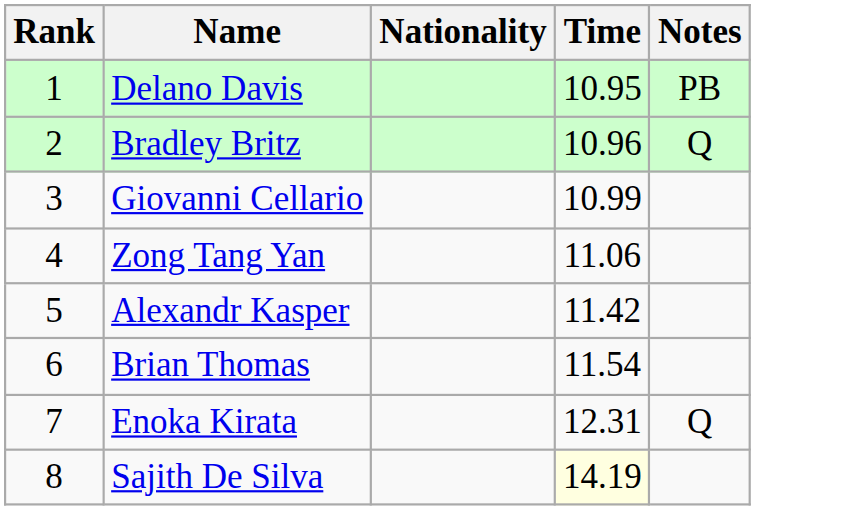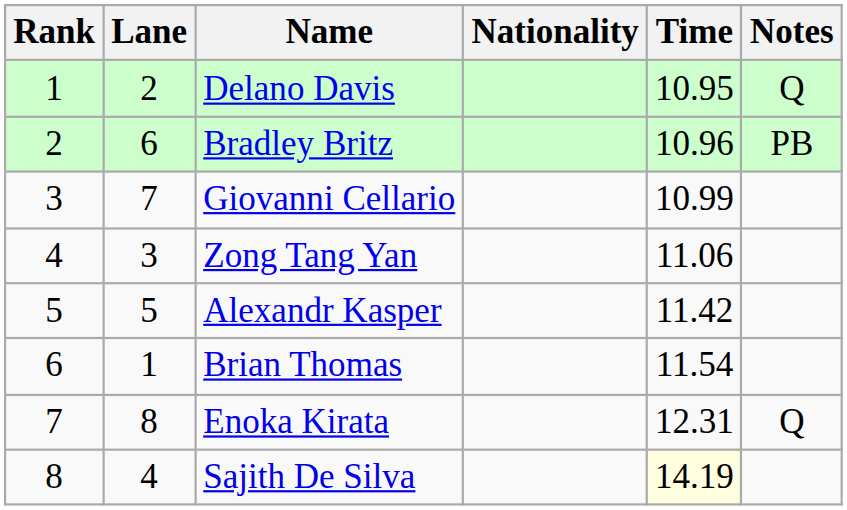+ column: (149, 32)
(700, 87) PB -> (792, 87) Q
(700, 143) Q -> (792, 143) PB
